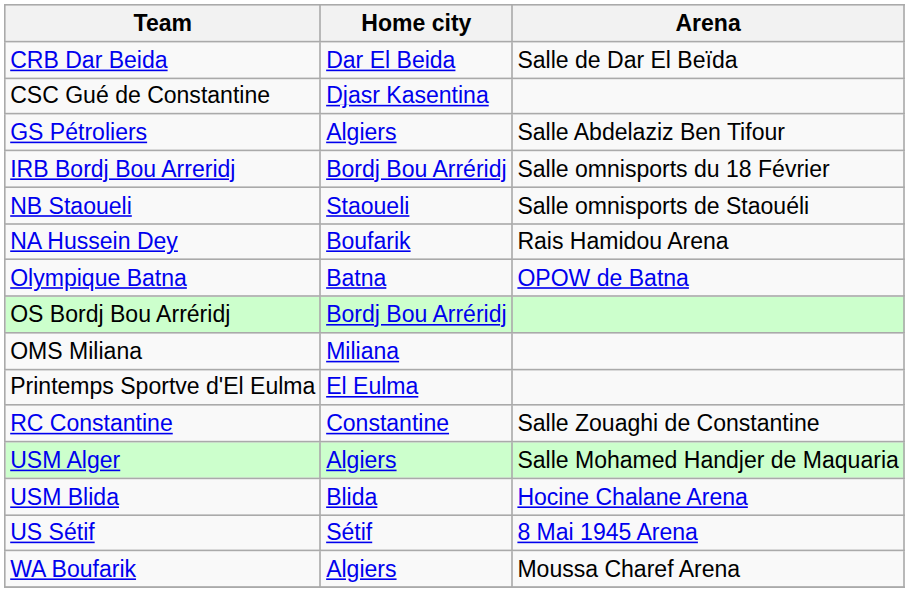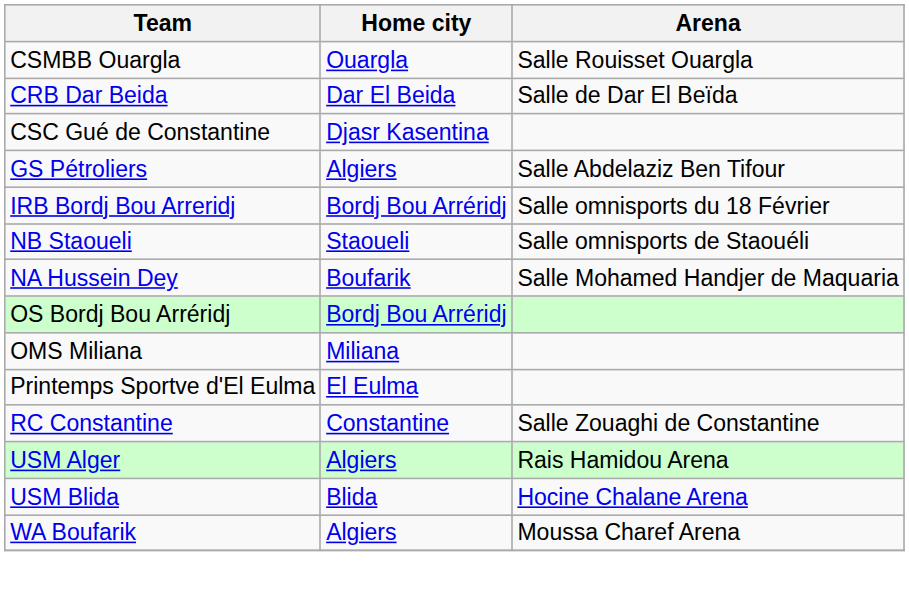+ row: (95, 60)
(623, 242) Rais Hamidou Arena -> (708, 278) Salle Mohamed Handjer de Maquaria
- row: (99, 278)
(708, 460) Salle Mohamed Handjer de Maquaria -> (623, 460) Rais Hamidou Arena
- row: (52, 533)
